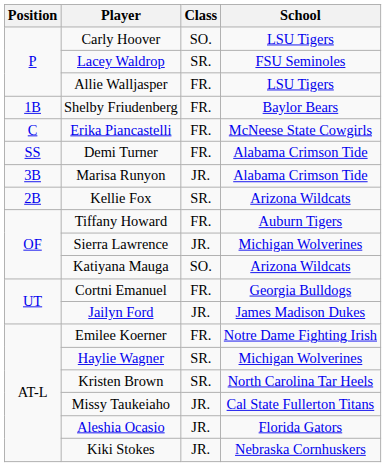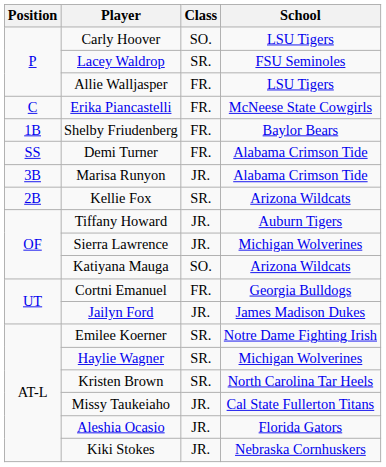rows swapped: (121, 130) <-> (121, 107)
(201, 221) FR. -> (201, 221) JR.
(201, 335) FR. -> (201, 335) SR.
